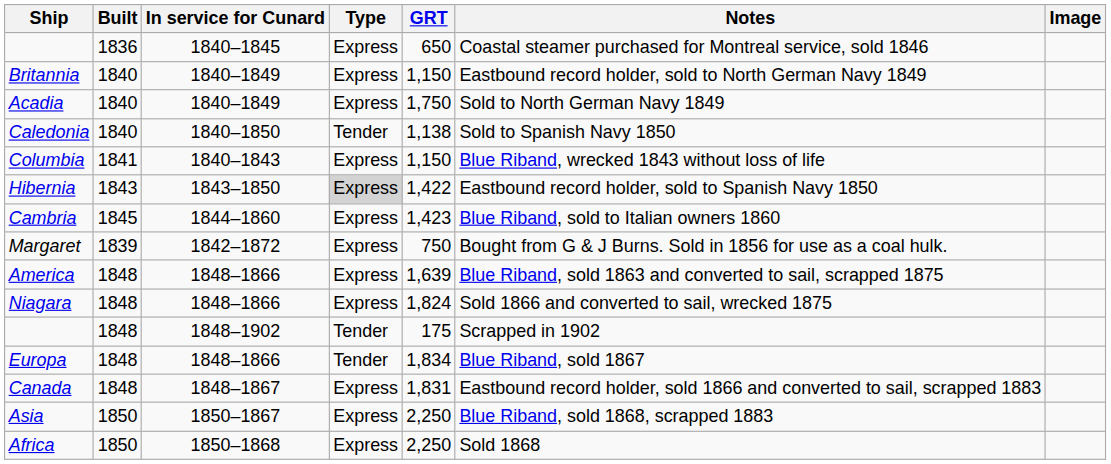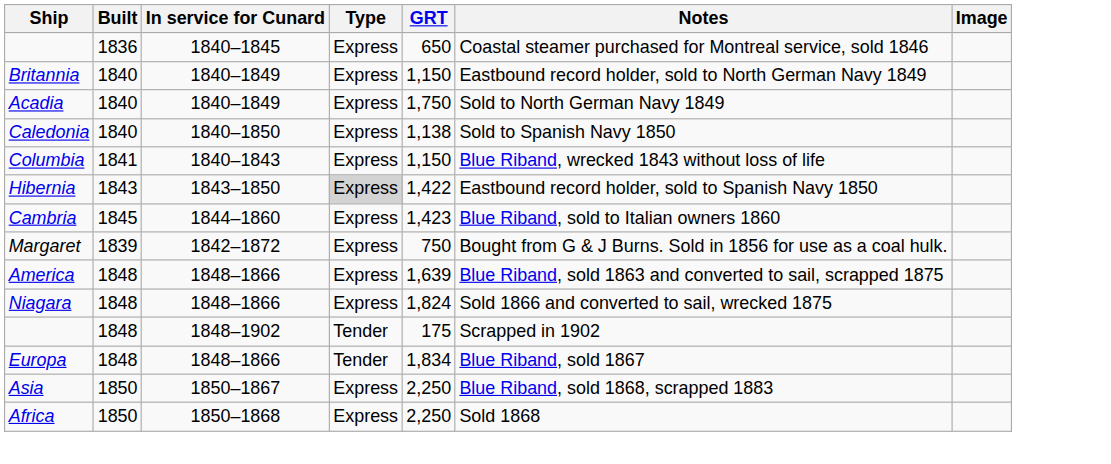(361, 132) Tender -> (366, 132) Express
- row: (40, 388)
